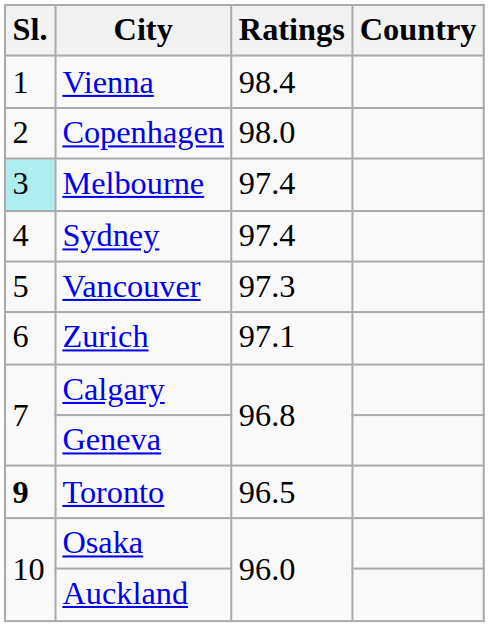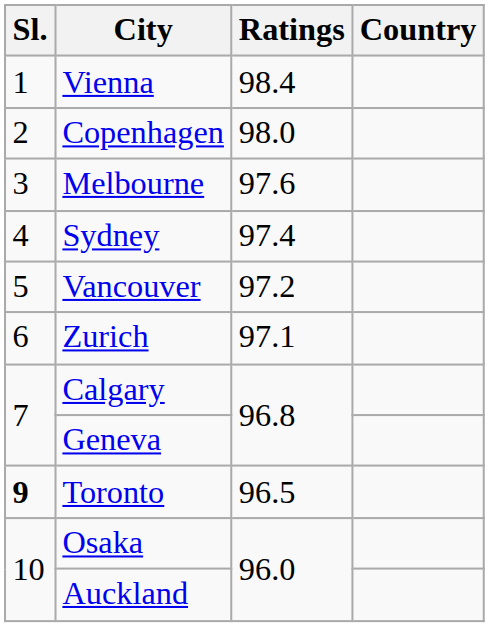(21, 183) paleturquoise background -> (21, 183) no background
(267, 183) 97.4 -> (267, 183) 97.6
(267, 286) 97.3 -> (267, 286) 97.2
